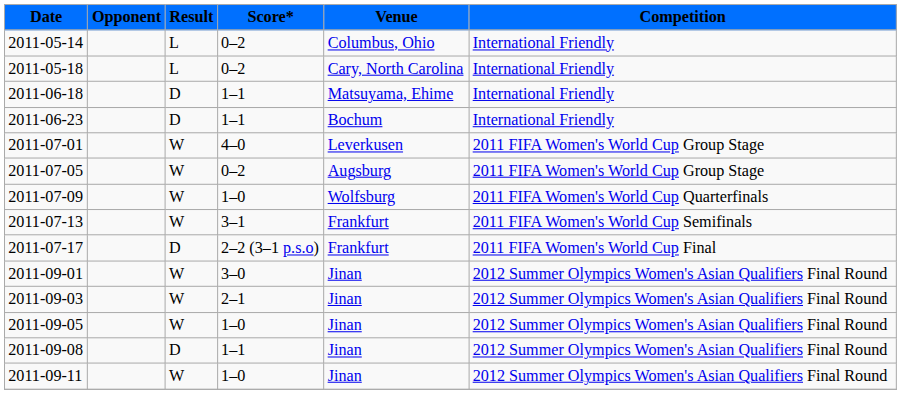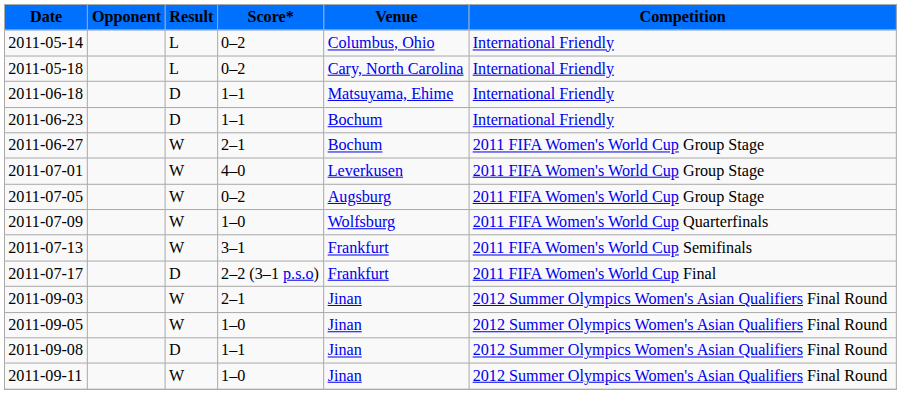+ row: (46, 145)
- row: (46, 273)
